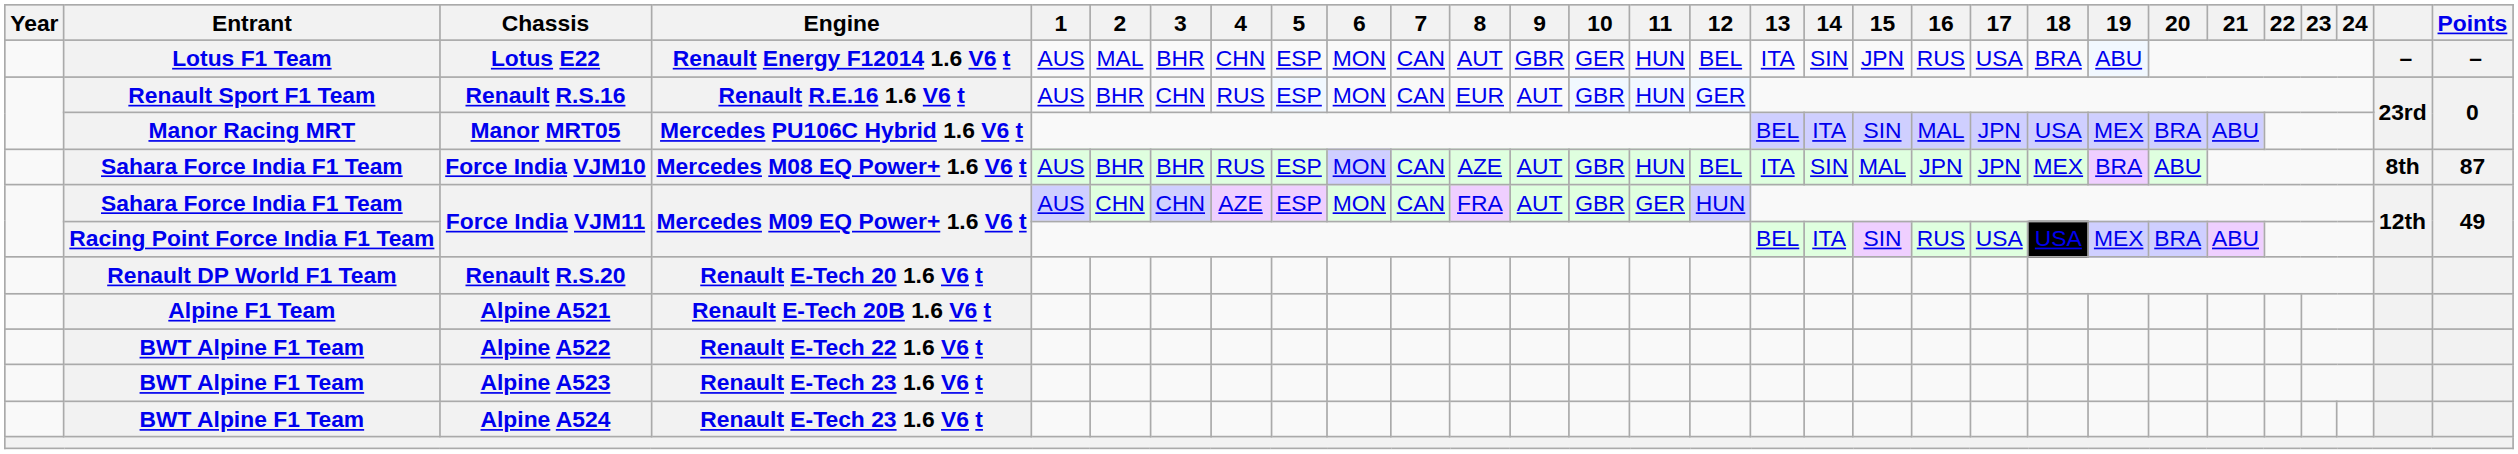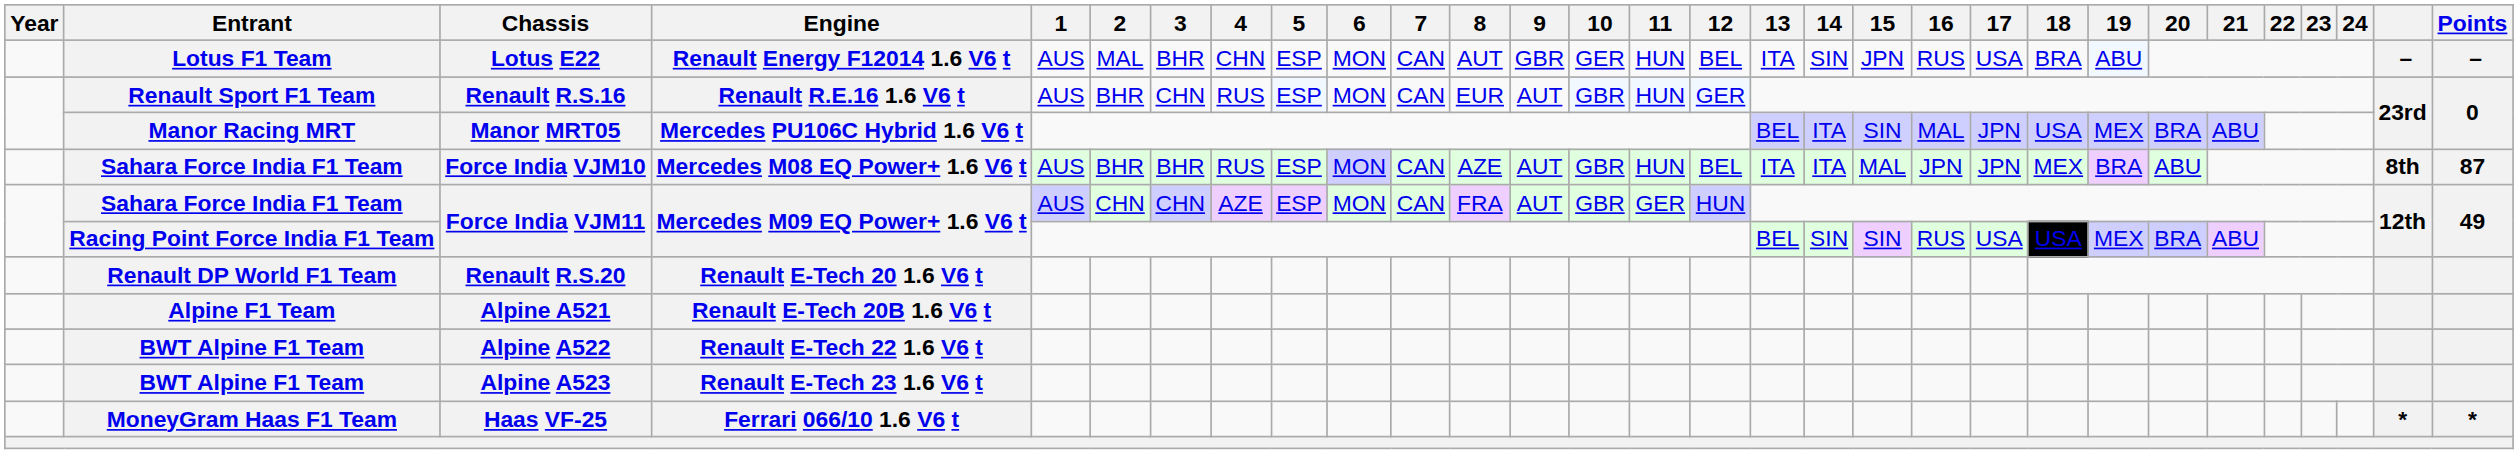(1829, 167) SIN -> (1829, 167) ITA
(1829, 239) ITA -> (1829, 239) SIN
- row: (252, 419)
+ row: (252, 419)
